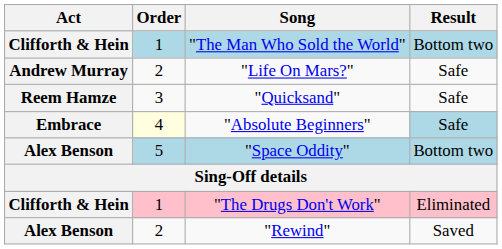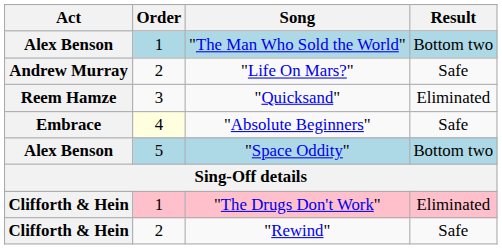(69, 44) Clifforth & Hein -> (69, 44) Alex Benson
(453, 97) Safe -> (453, 97) Eliminated
(453, 124) lightblue background -> (453, 124) no background
(69, 230) Alex Benson -> (69, 230) Clifforth & Hein
(453, 230) Saved -> (453, 230) Safe
